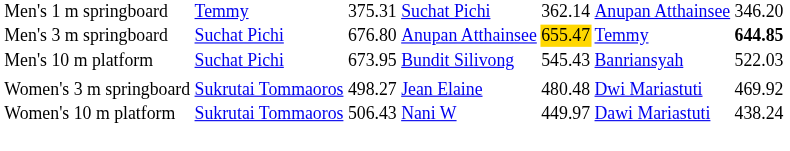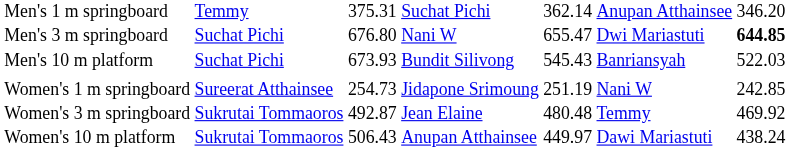(469, 35) Anupan Atthainsee -> (429, 35) Nani W
(566, 35) gold background -> (568, 35) no background
(622, 35) Temmy -> (651, 35) Dwi Mariastuti
(372, 60) 673.95 -> (372, 60) 673.93
+ row: (97, 88)
(372, 88) 498.27 -> (372, 113) 492.87
(649, 88) Dwi Mariastuti -> (624, 113) Temmy
(429, 113) Nani W -> (469, 137) Anupan Atthainsee
